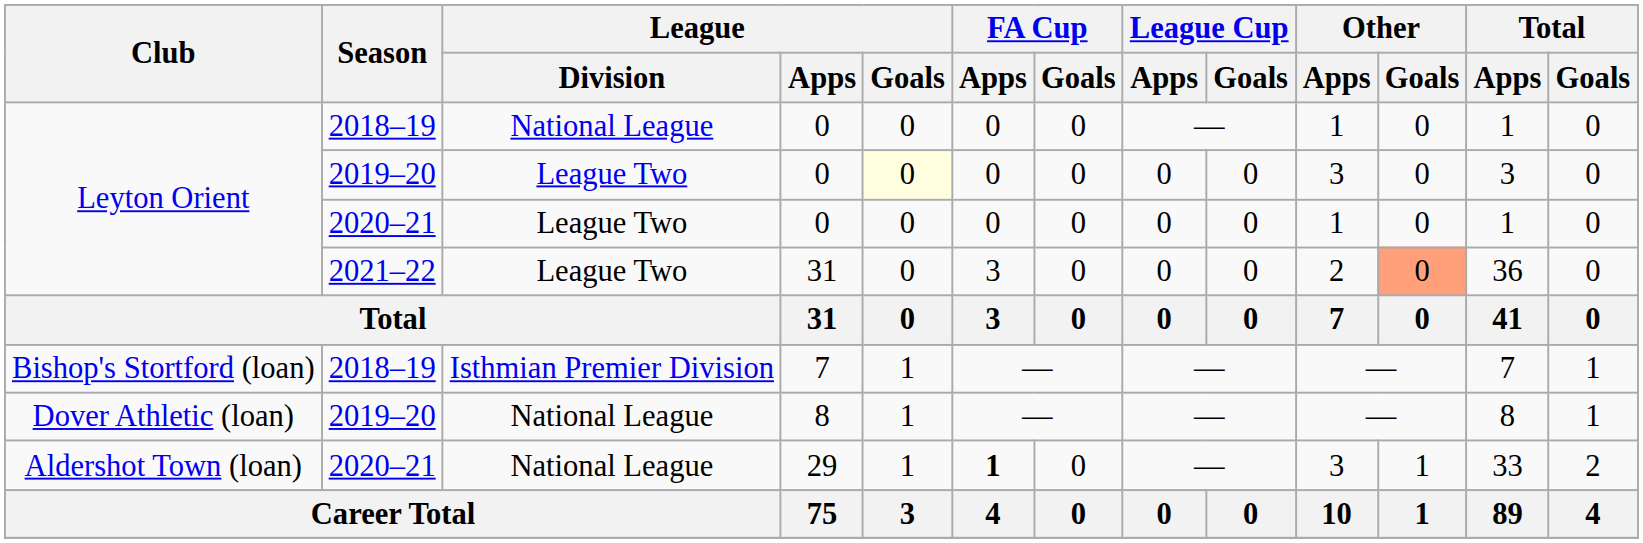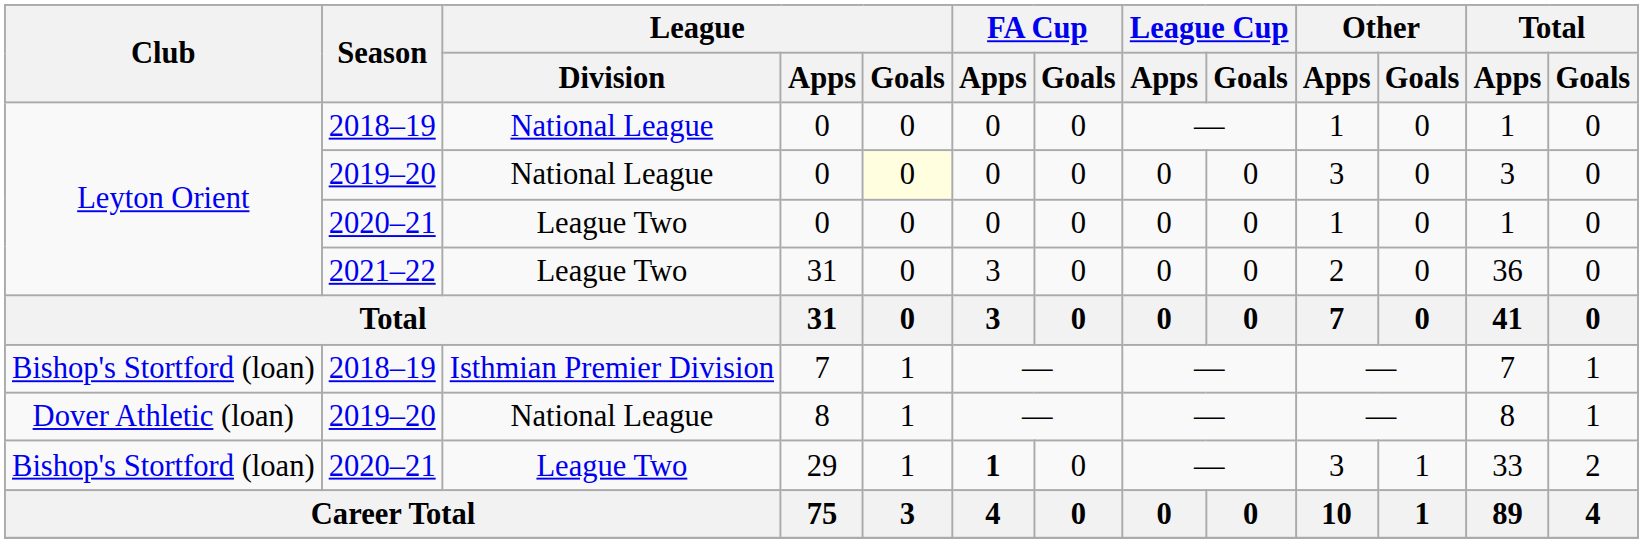(612, 174) League Two -> (612, 174) National League
(1422, 271) lightsalmon background -> (1422, 271) no background
(163, 464) Aldershot Town (loan) -> (163, 464) Bishop's Stortford (loan)
(612, 464) National League -> (612, 464) League Two
